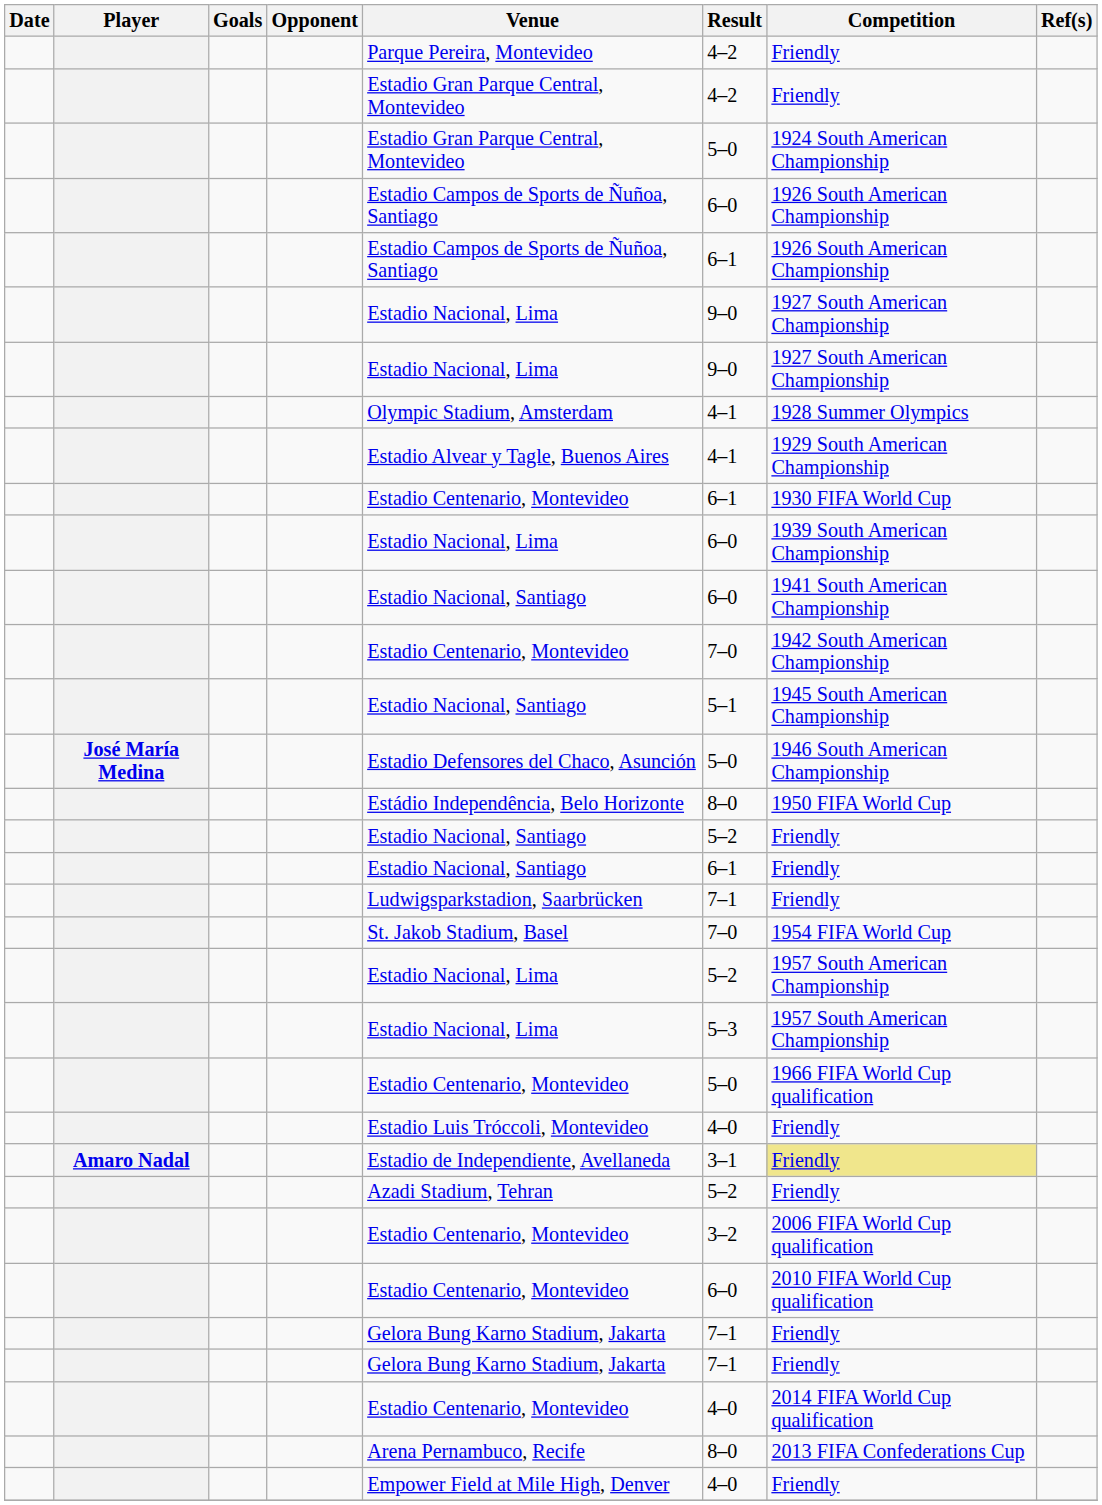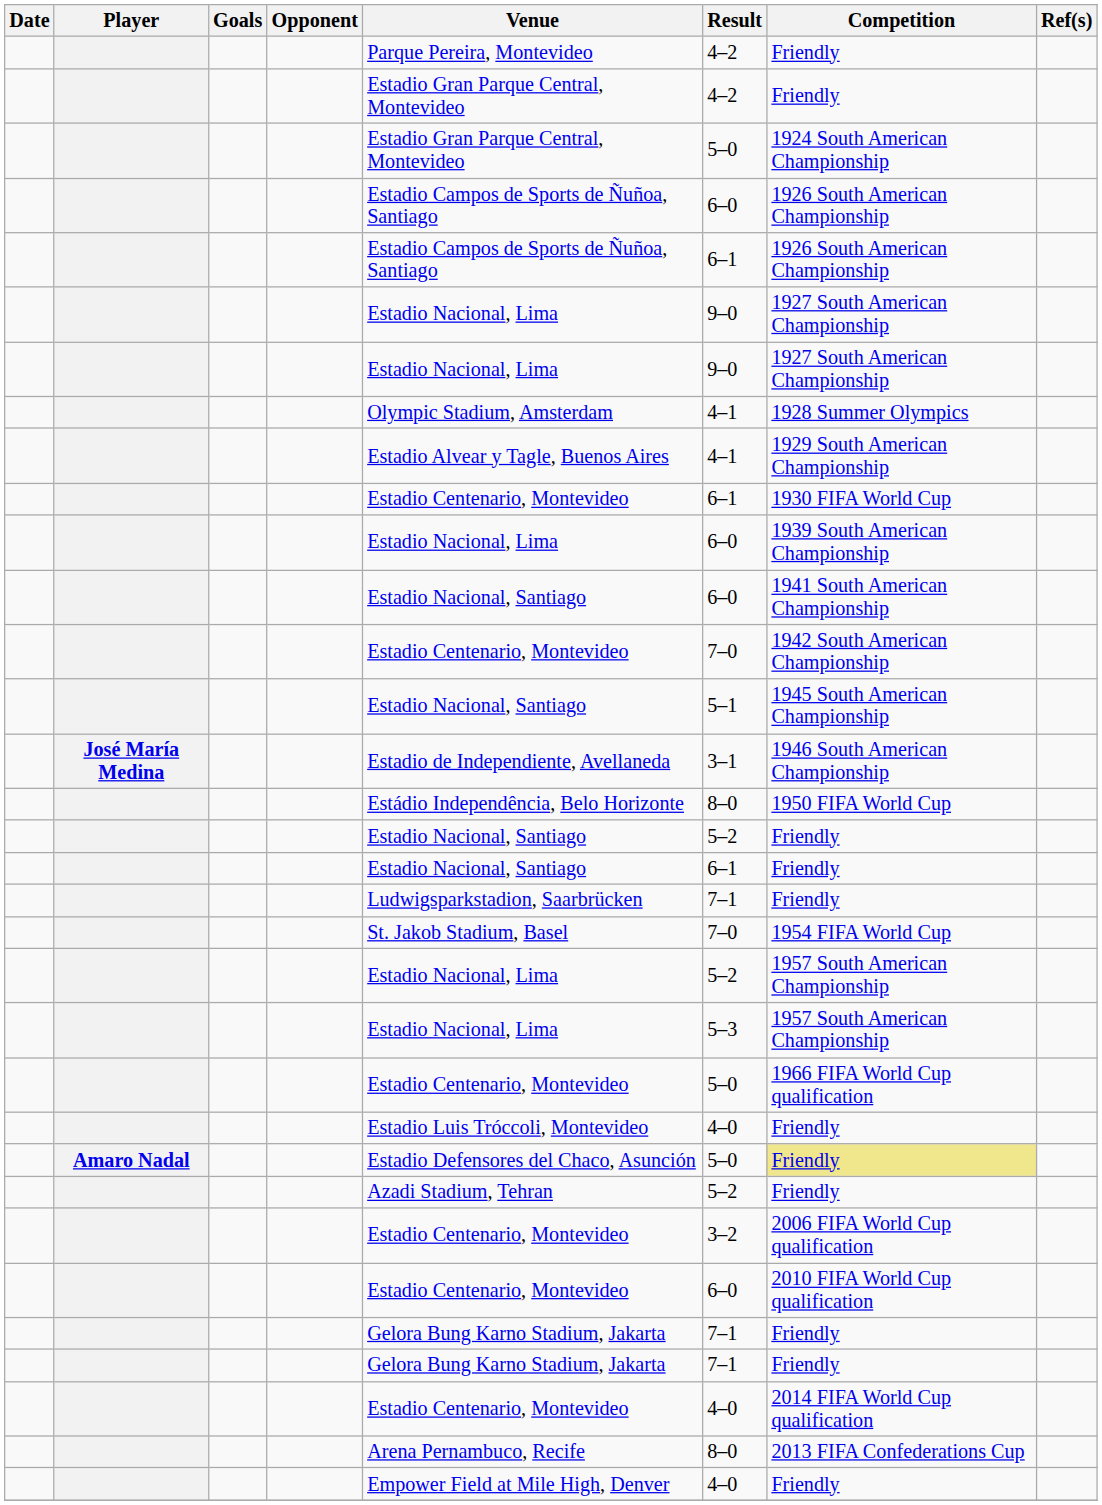(531, 760) Estadio Defensores del Chaco, Asunción -> (519, 760) Estadio de Independiente, Avellaneda
(722, 760) 5–0 -> (722, 760) 3–1
(519, 1159) Estadio de Independiente, Avellaneda -> (531, 1159) Estadio Defensores del Chaco, Asunción
(722, 1159) 3–1 -> (722, 1159) 5–0
